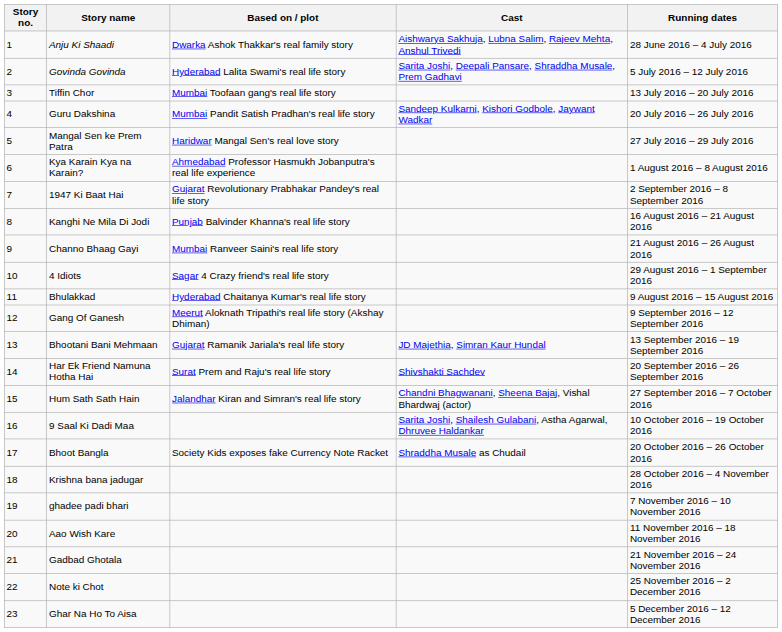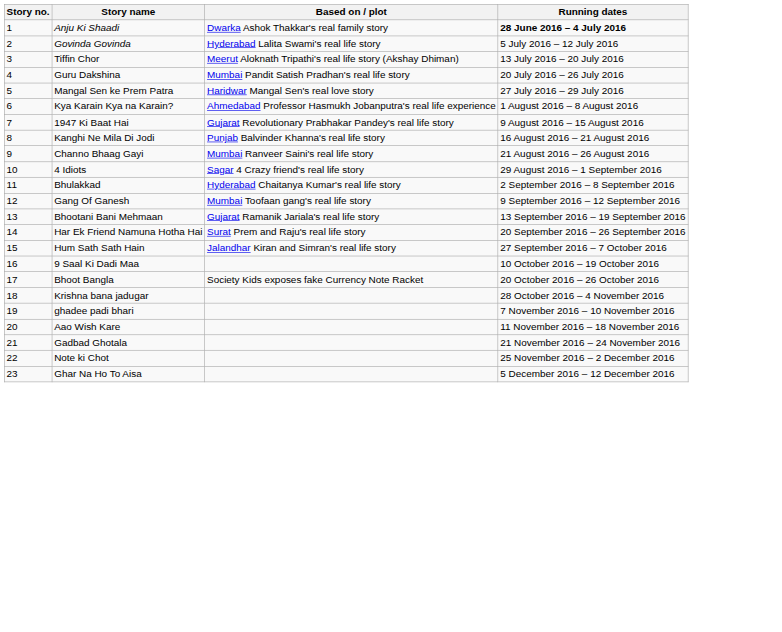- column: (512, 17)
(691, 44) normal -> (563, 28) bold
(254, 93) Mumbai Toofaan gang's real life story -> (333, 59) Meerut Aloknath Tripathi's real life story (Akshay Dhiman)
(679, 195) 2 September 2016 – 8 September 2016 -> (572, 122) 9 August 2016 – 15 August 2016
(702, 297) 9 August 2016 – 15 August 2016 -> (587, 185) 2 September 2016 – 8 September 2016
(278, 318) Meerut Aloknath Tripathi's real life story (Akshay Dhiman) -> (289, 201) Mumbai Toofaan gang's real life story
